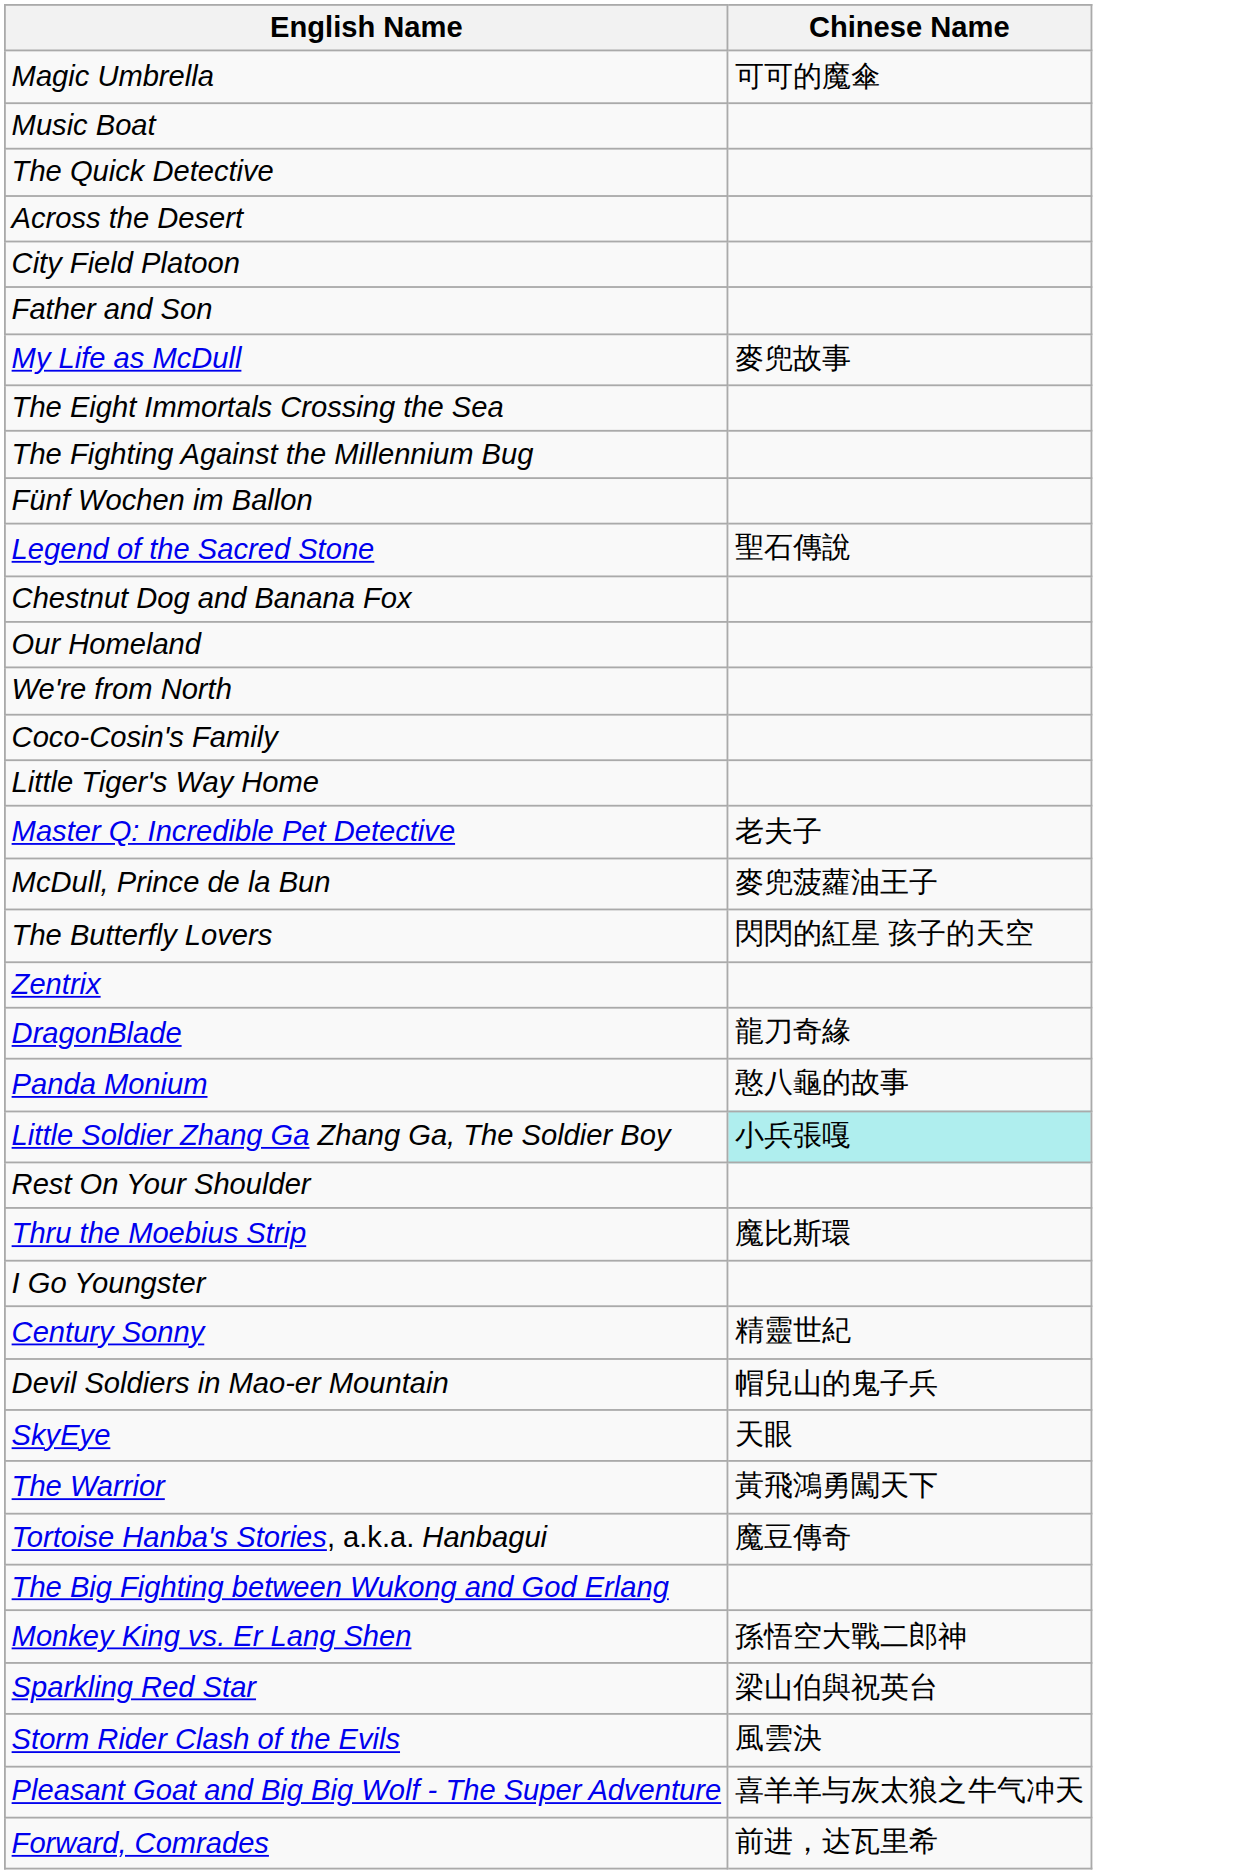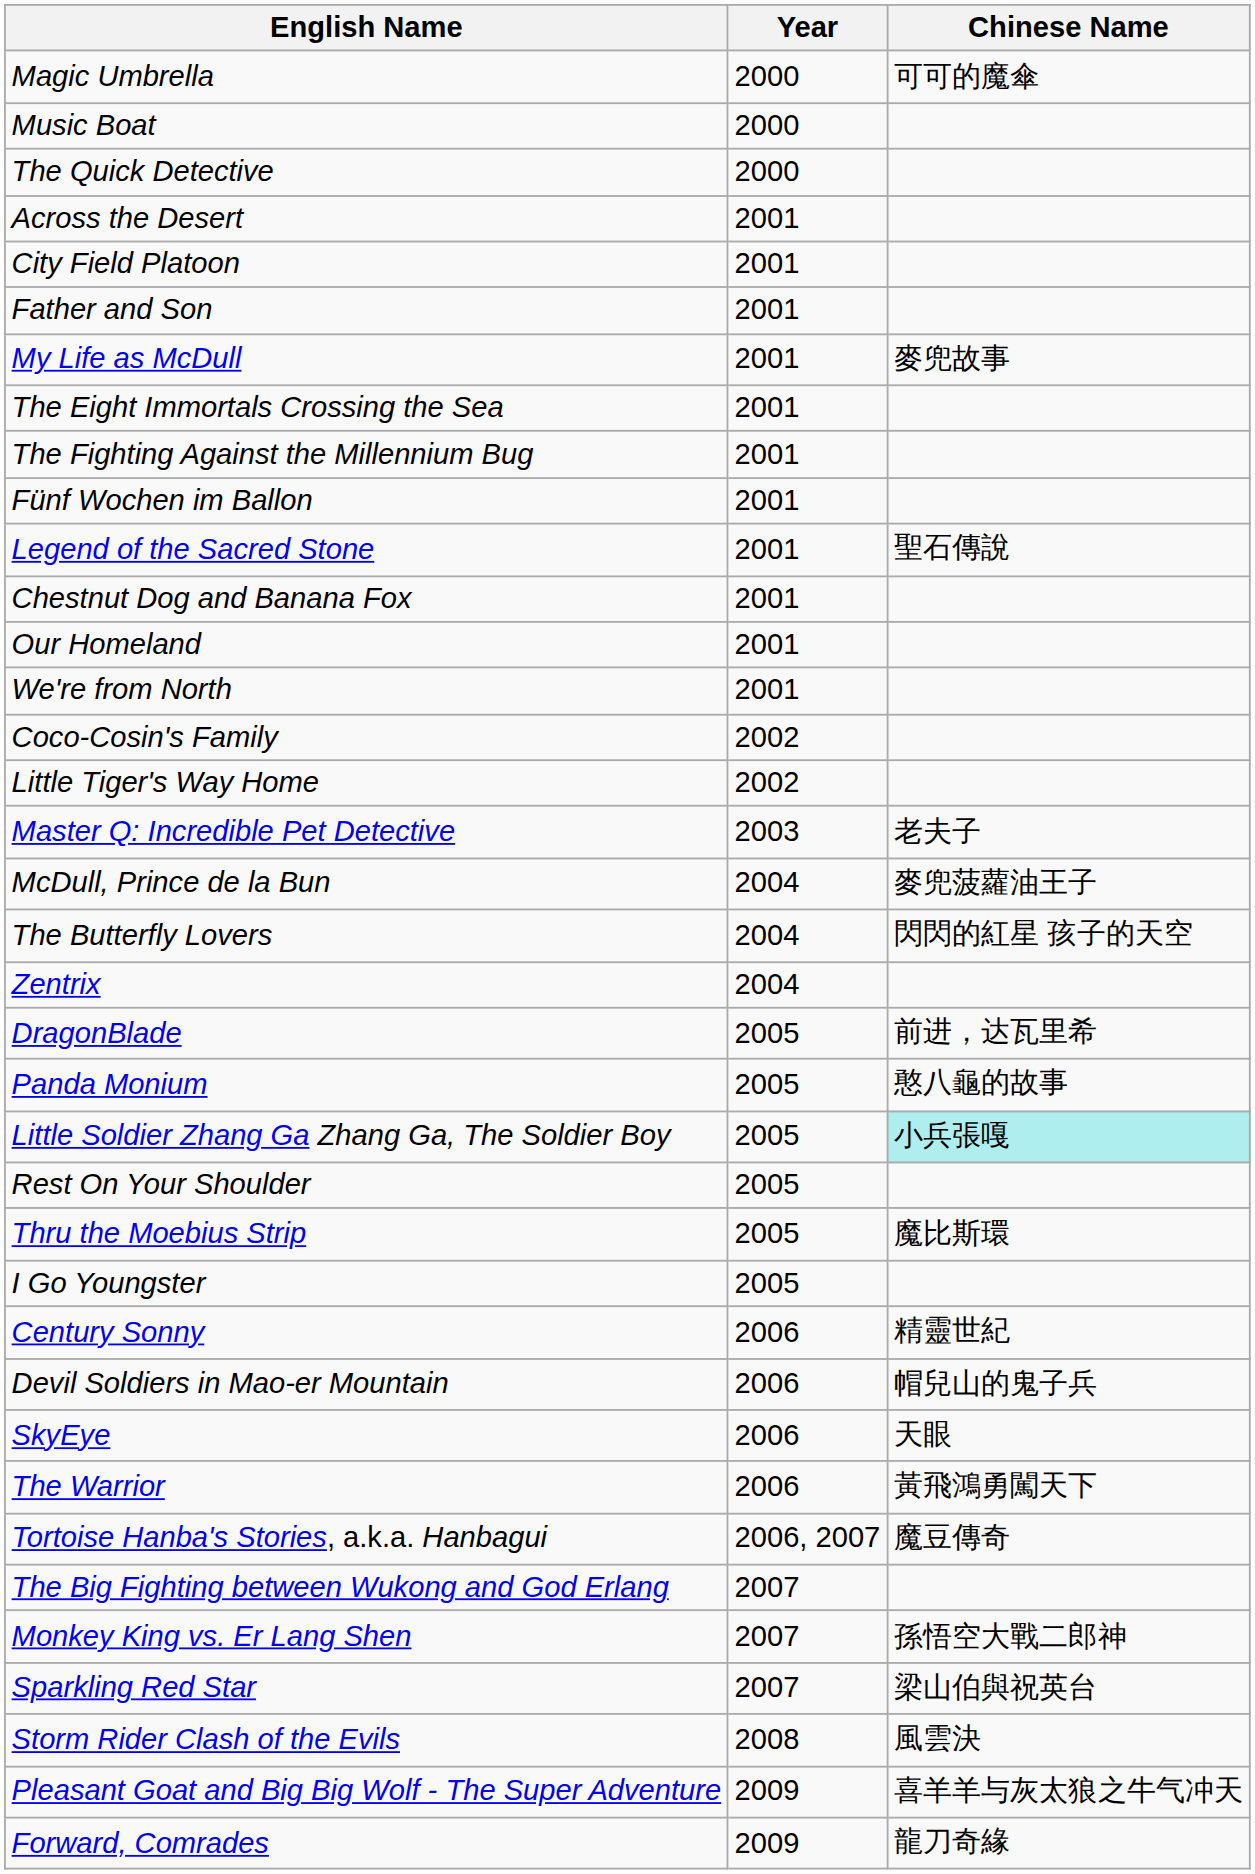+ column: (807, 27)
(793, 1032) 龍刀奇緣 -> (996, 1032) 前进，达瓦里希
(836, 1841) 前进，达瓦里希 -> (952, 1841) 龍刀奇緣
